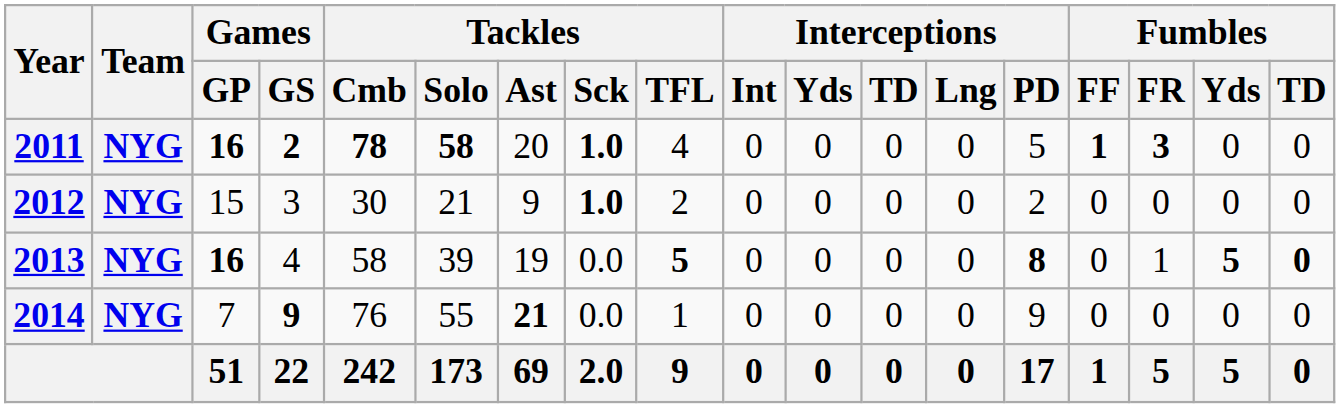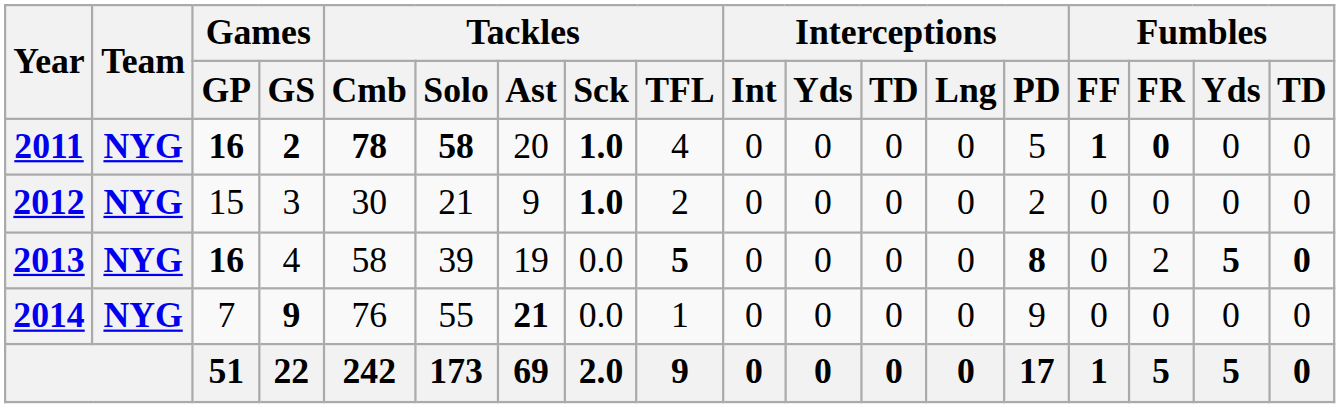(1161, 145) 3 -> (1161, 145) 0
(1161, 259) 1 -> (1161, 259) 2
